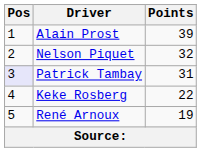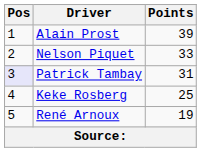(186, 56) 32 -> (186, 56) 33
(186, 96) 22 -> (186, 96) 25
